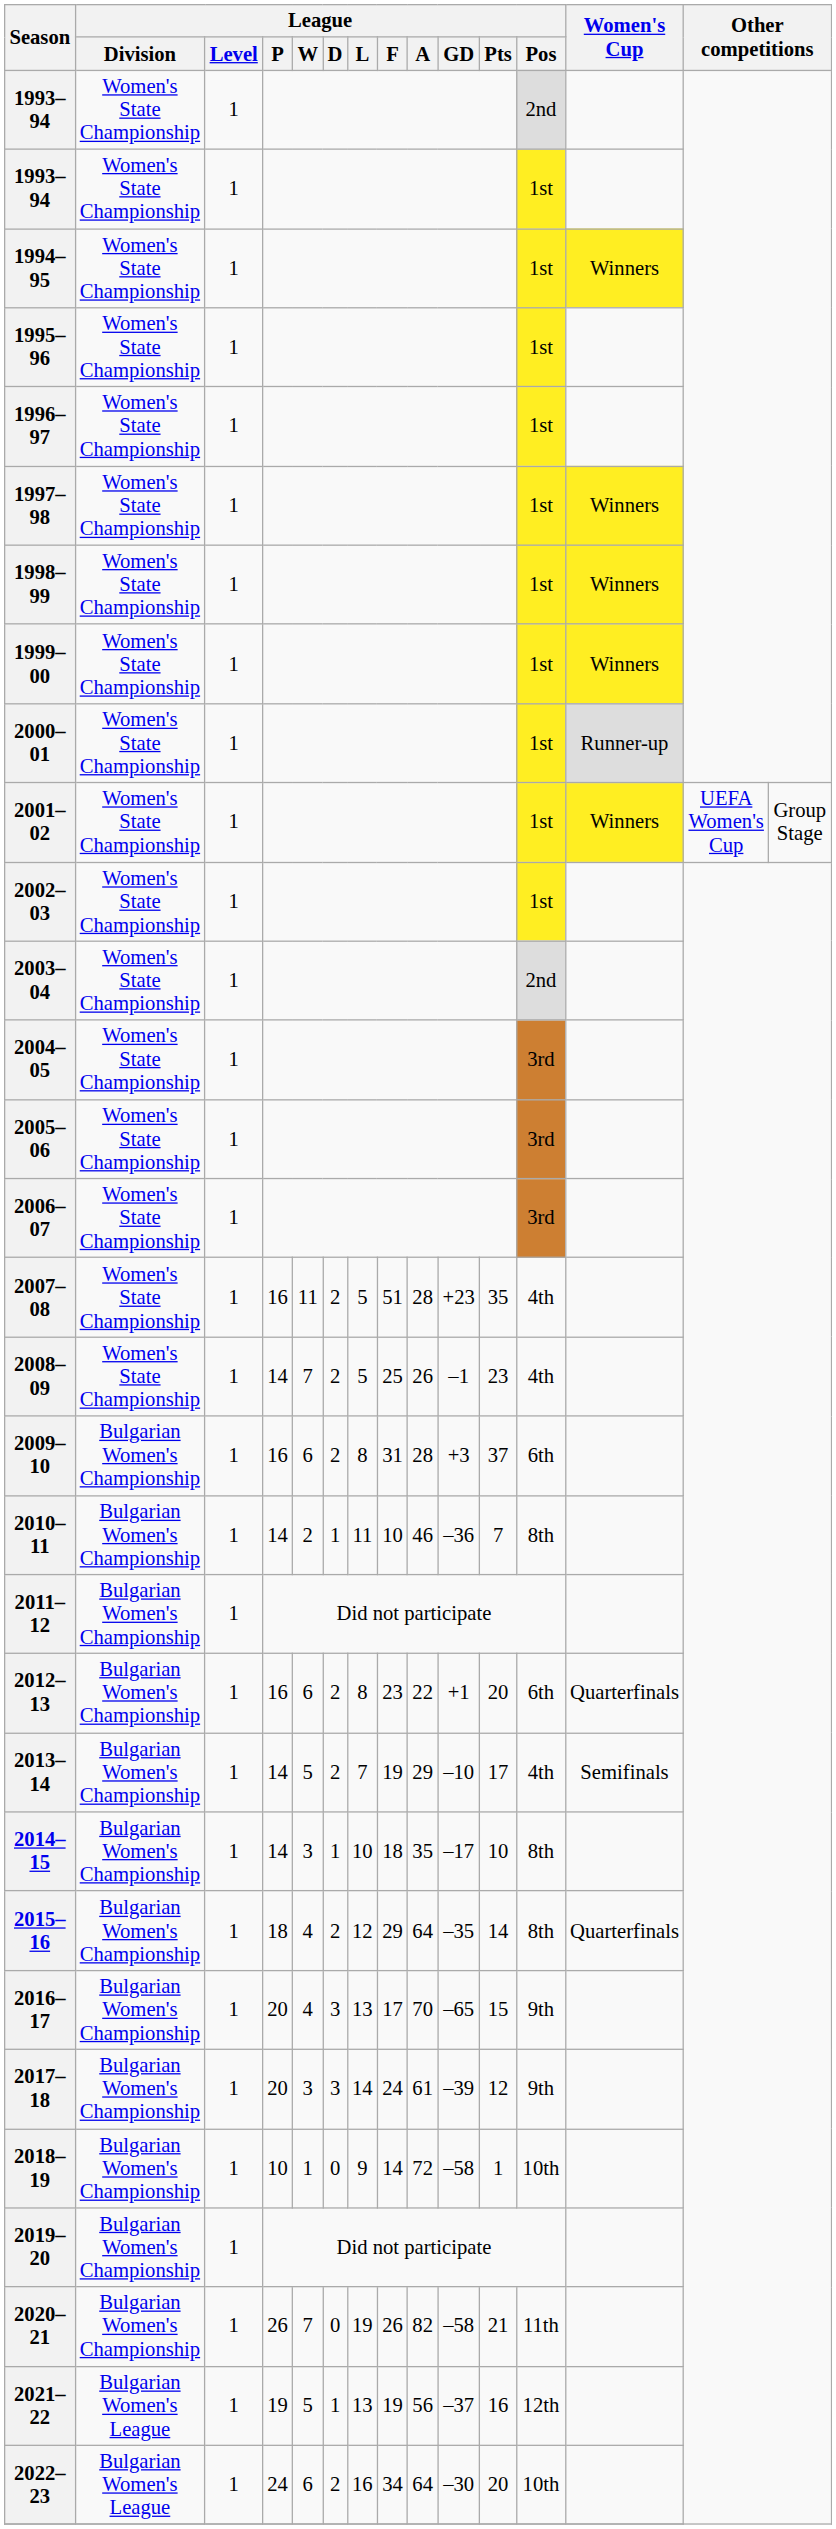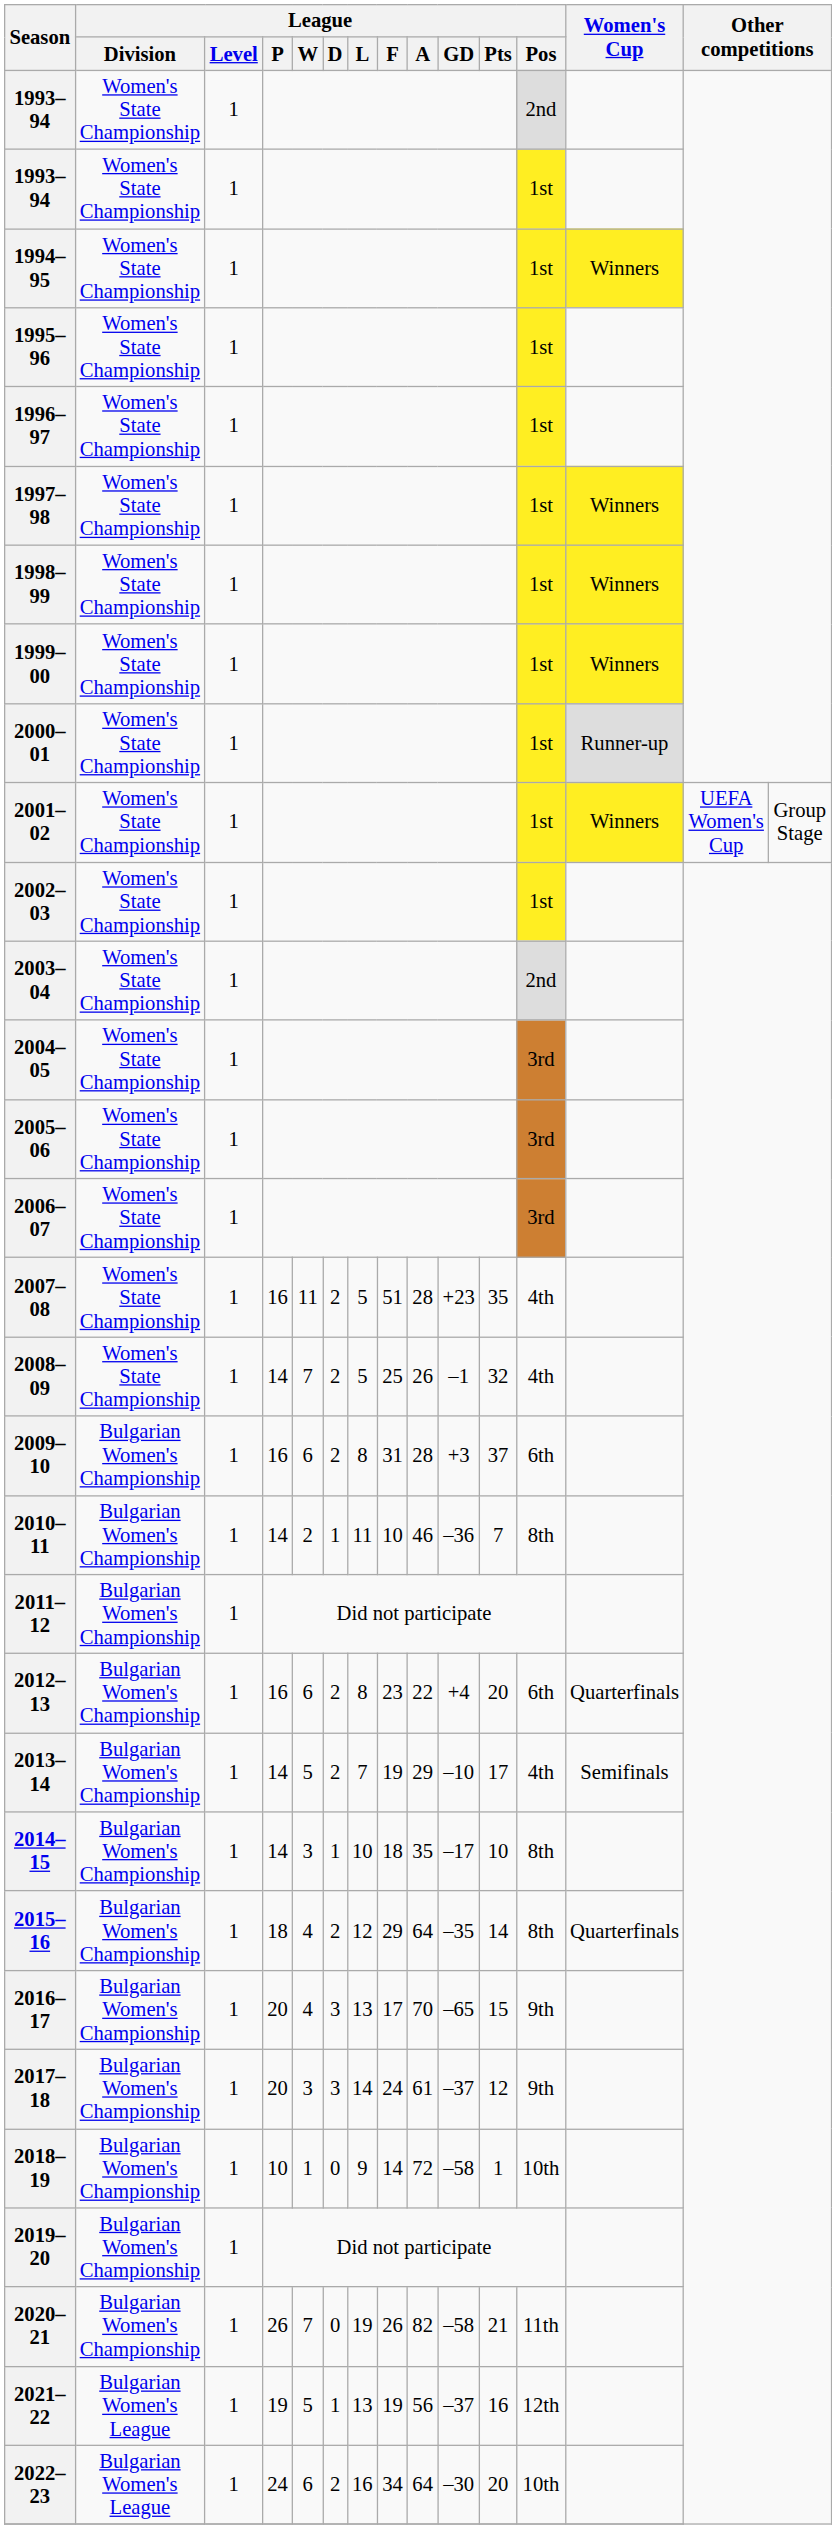(498, 1376) 23 -> (498, 1376) 32
(459, 1693) +1 -> (459, 1693) +4
(459, 2088) –39 -> (459, 2088) –37
